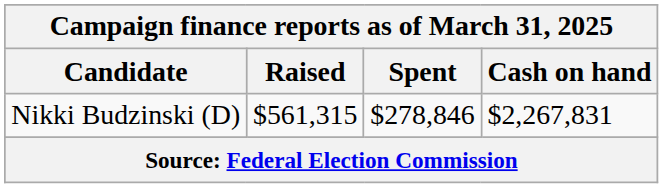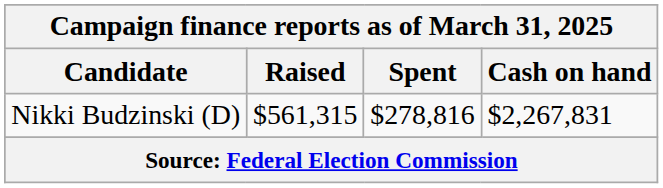(422, 114) $278,846 -> (422, 114) $278,816
